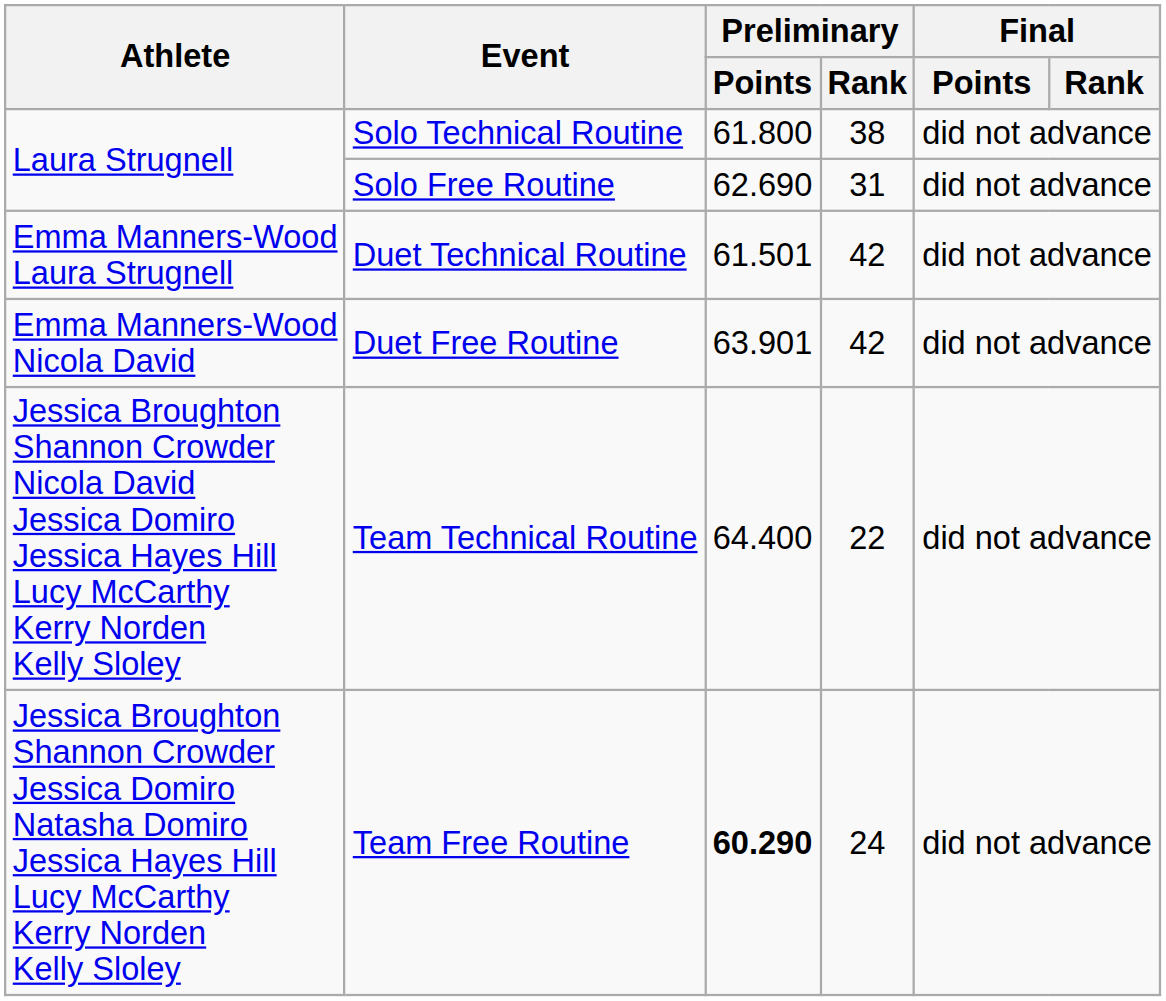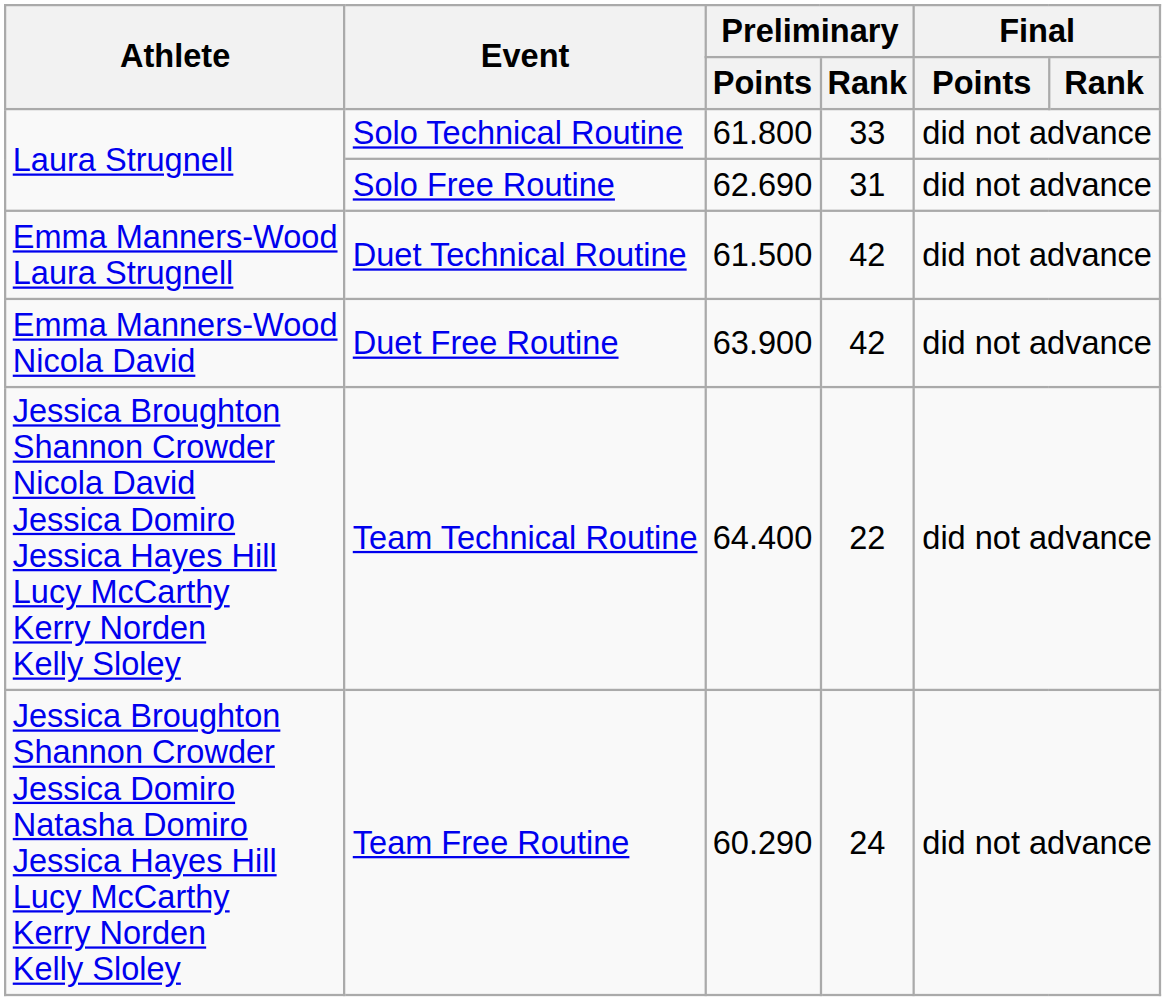(867, 134) 38 -> (867, 134) 33
(762, 255) 61.501 -> (762, 255) 61.500
(762, 343) 63.901 -> (762, 343) 63.900
(762, 843) bold -> (762, 843) normal
